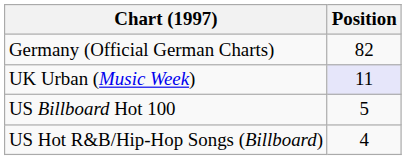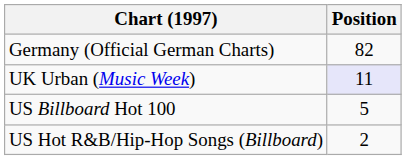(364, 139) 4 -> (364, 139) 2
